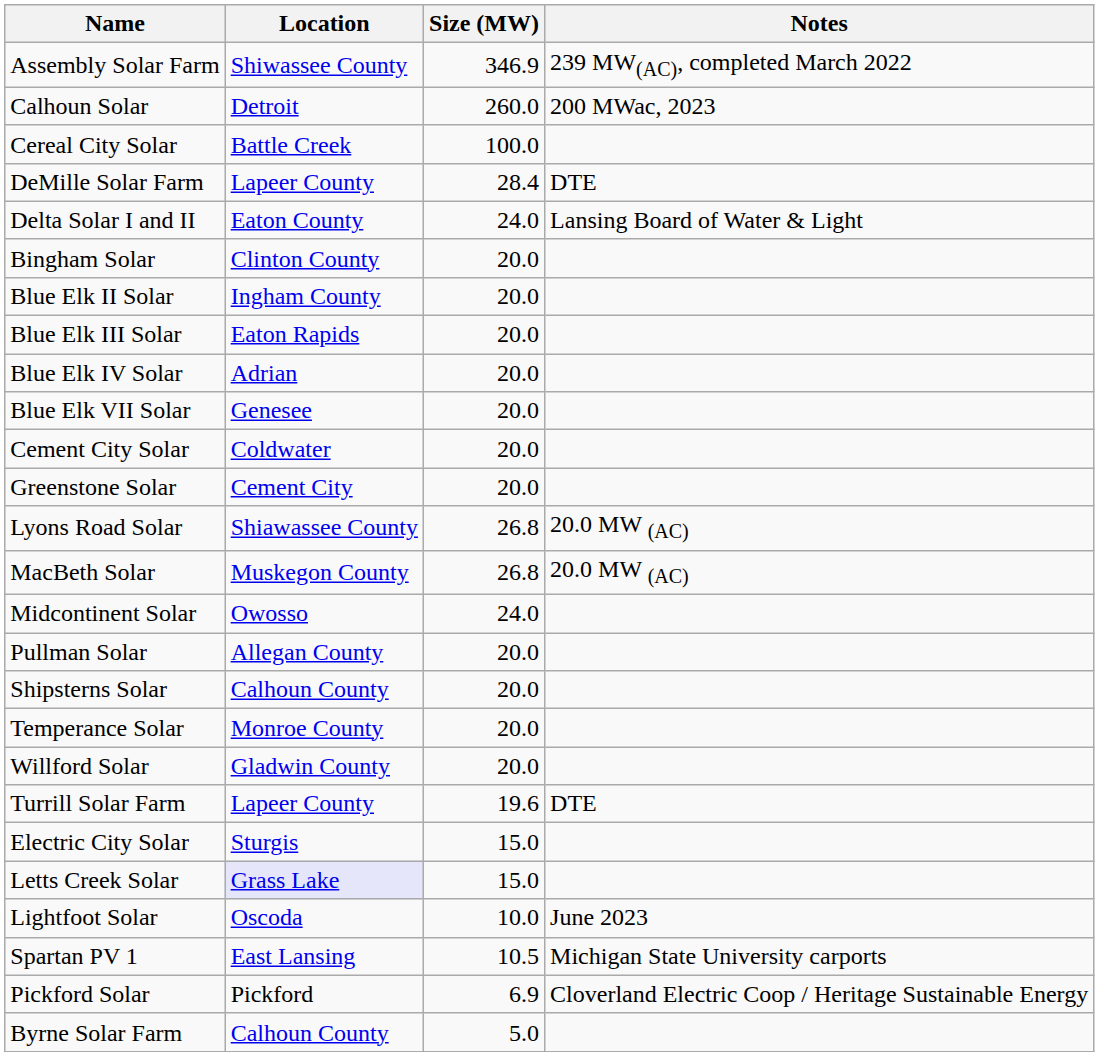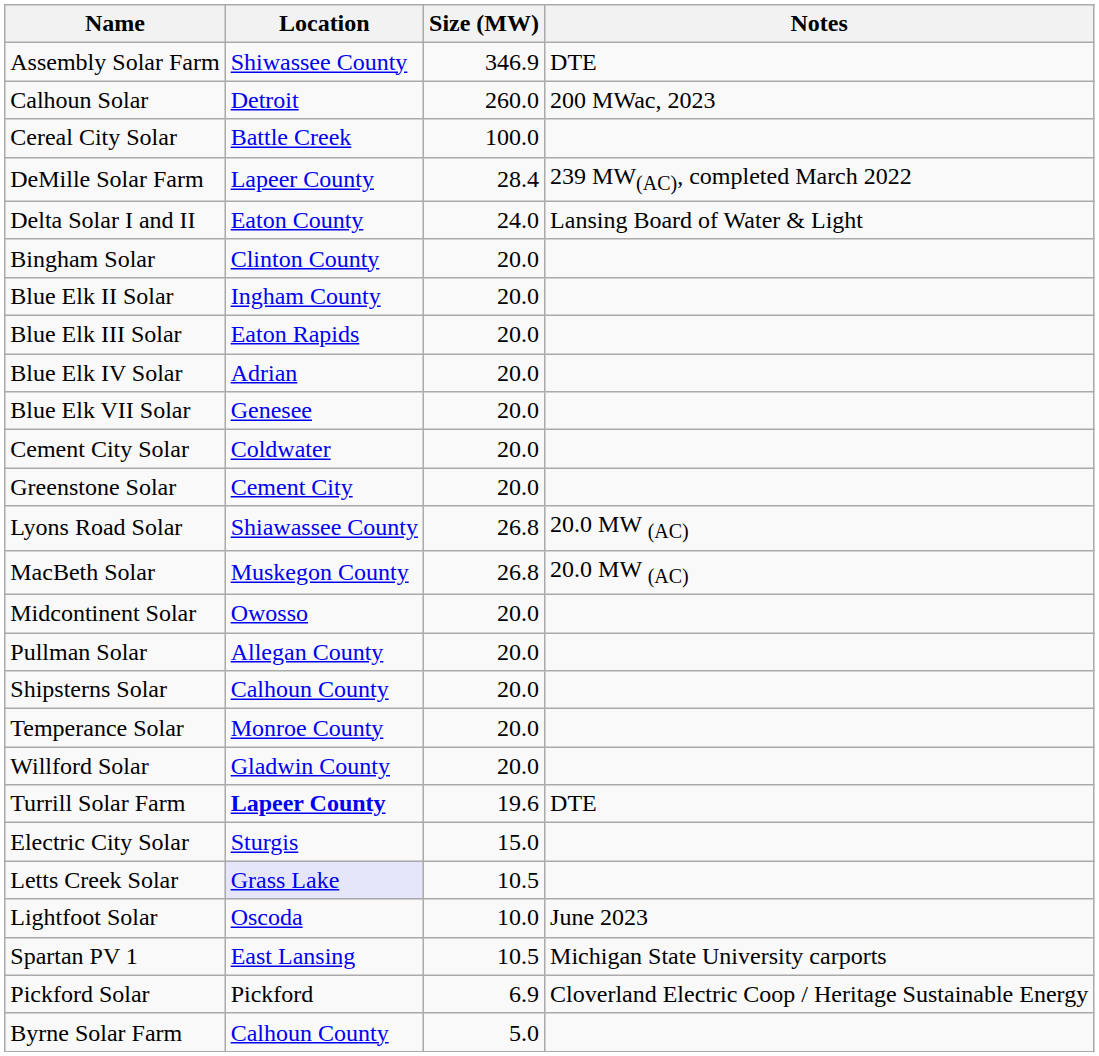(731, 64) 239 MW(AC), completed March 2022 -> (573, 61) DTE
(573, 182) DTE -> (731, 178) 239 MW(AC), completed March 2022
(518, 613) 24.0 -> (518, 613) 20.0
(302, 803) normal -> (308, 803) bold
(518, 879) 15.0 -> (518, 879) 10.5
